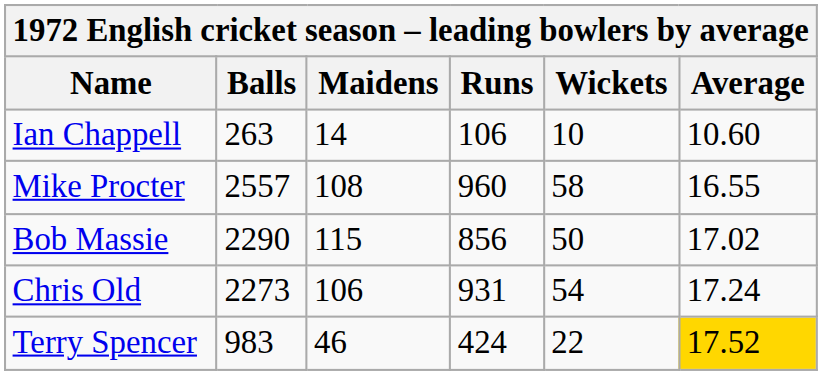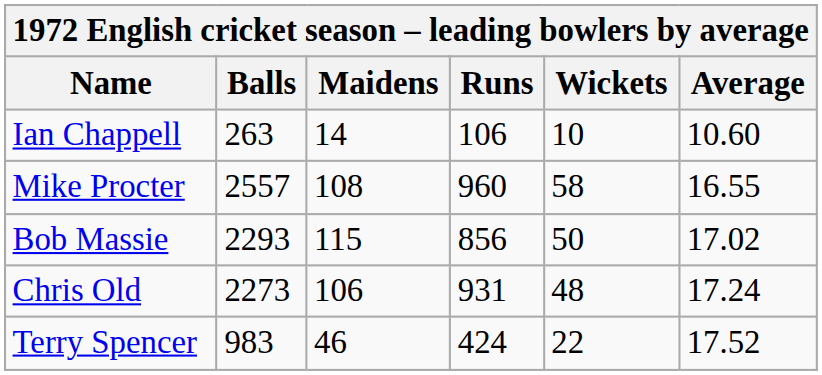(257, 238) 2290 -> (257, 238) 2293
(568, 290) 54 -> (568, 290) 48
(724, 342) gold background -> (724, 342) no background
